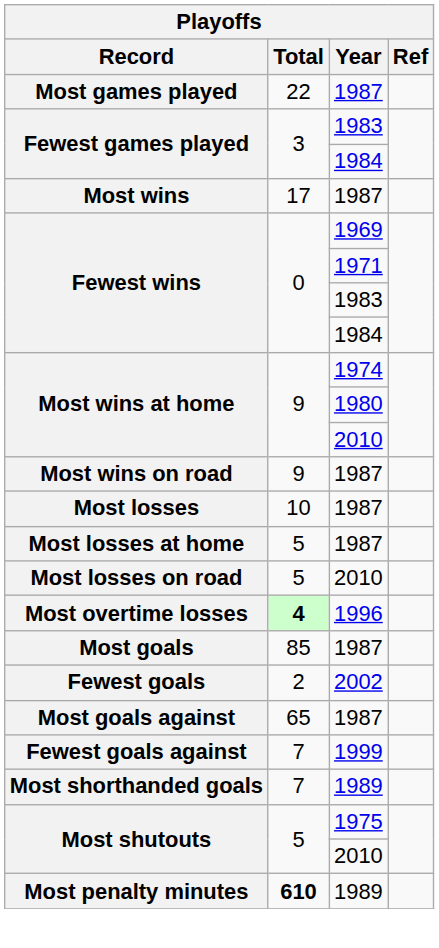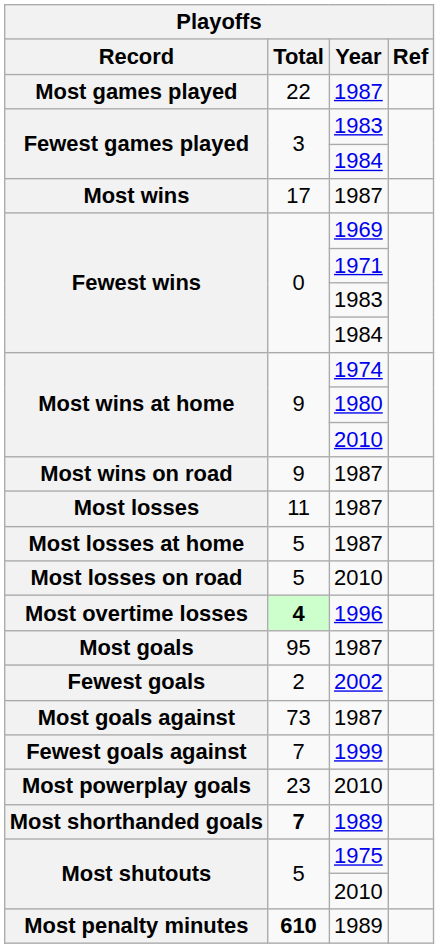(299, 508) 10 -> (299, 508) 11
(299, 647) 85 -> (299, 647) 95
(299, 717) 65 -> (299, 717) 73
+ row: (136, 786)
(299, 786) normal -> (299, 821) bold
